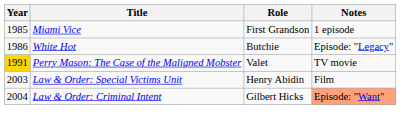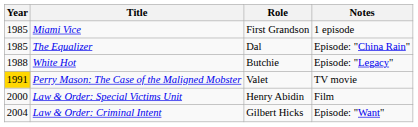+ row: (63, 46)
(17, 46) 1986 -> (17, 63) 1988
(17, 79) 2003 -> (17, 96) 2000
(349, 96) lightsalmon background -> (349, 113) no background
